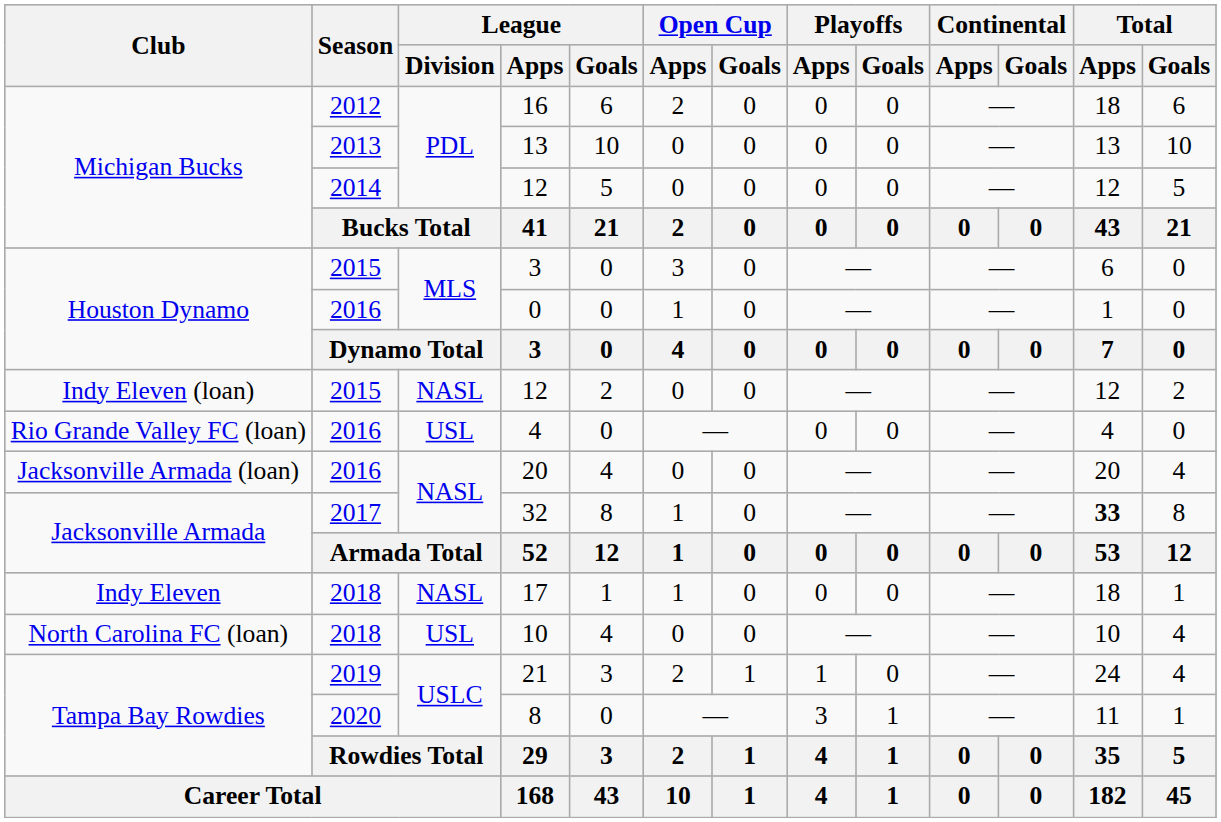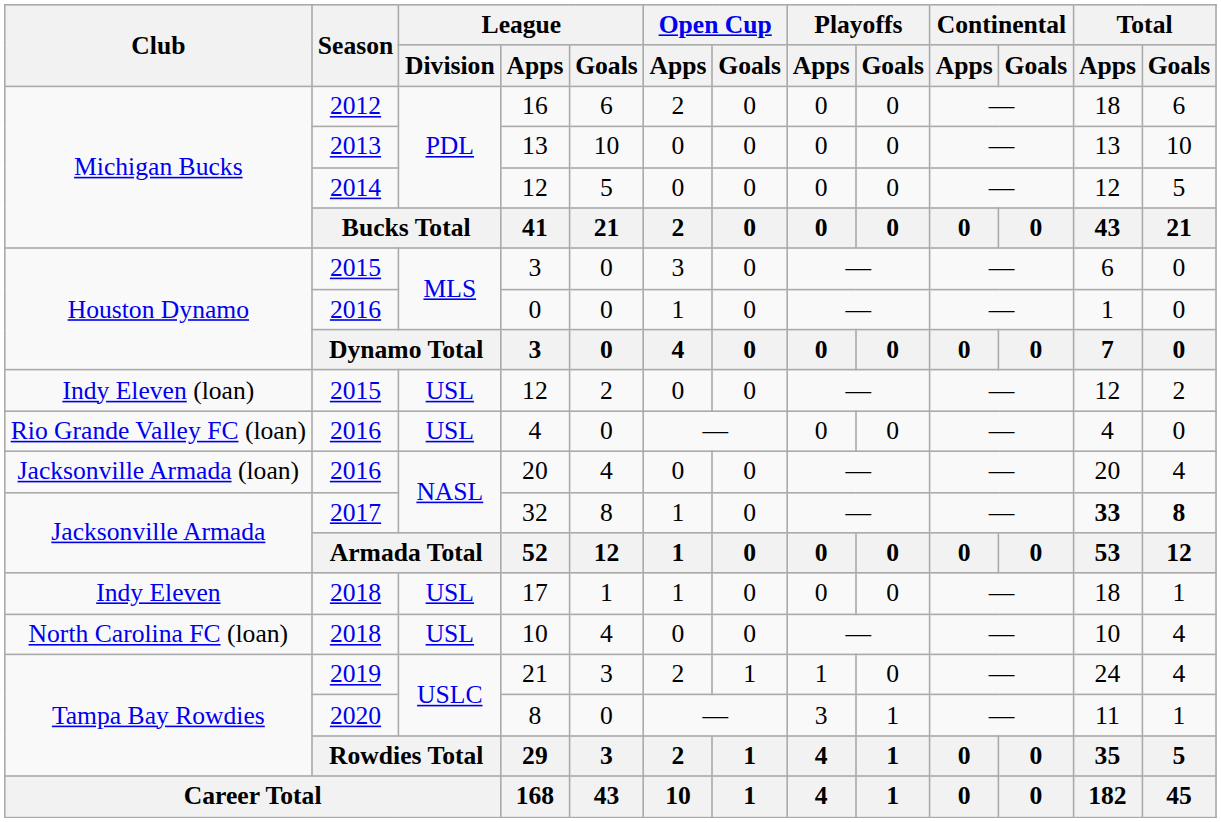(450, 390) NASL -> (450, 390) USL
(1179, 512) normal -> (1179, 512) bold
(450, 593) NASL -> (450, 593) USL
